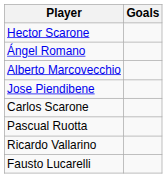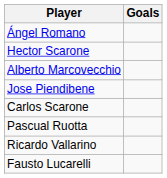rows swapped: (46, 51) <-> (48, 32)
